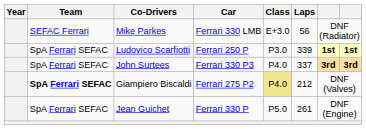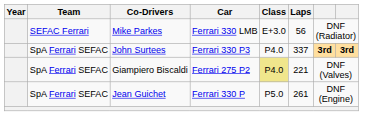- row: (153, 51)
(71, 84) bold -> (69, 70) normal
(305, 84) 212 -> (301, 70) 221
